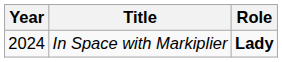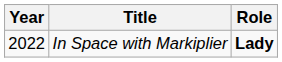(27, 43) 2024 -> (27, 43) 2022
